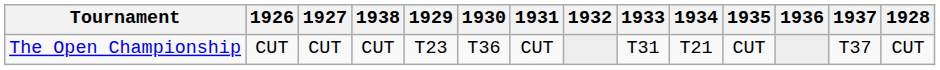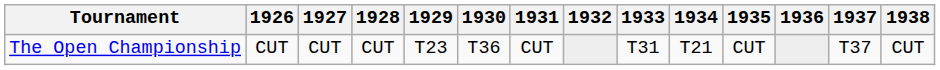columns swapped: (908, 20) <-> (378, 20)
